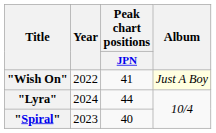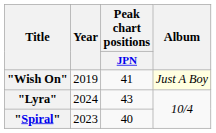(86, 79) 2022 -> (86, 79) 2019
(127, 99) 44 -> (127, 99) 43
